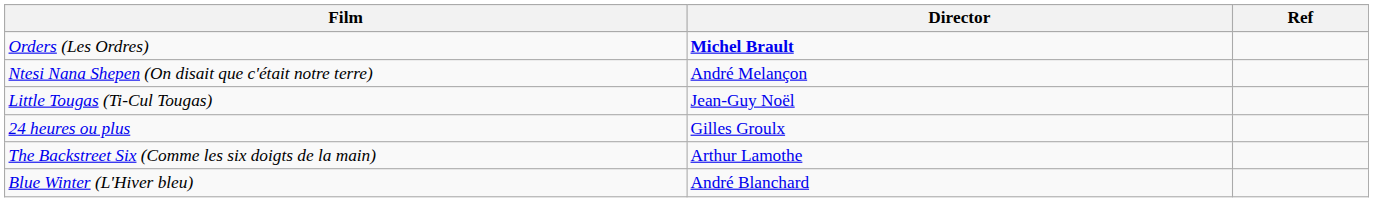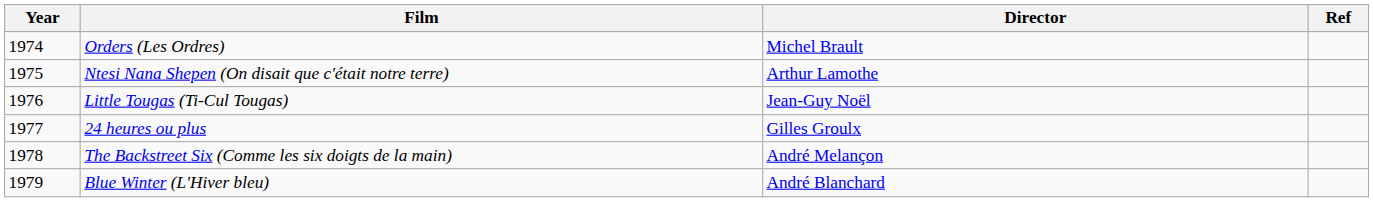+ column: (43, 18)
(742, 45) bold -> (815, 45) normal
(749, 73) André Melançon -> (822, 73) Arthur Lamothe
(746, 155) Arthur Lamothe -> (825, 155) André Melançon
